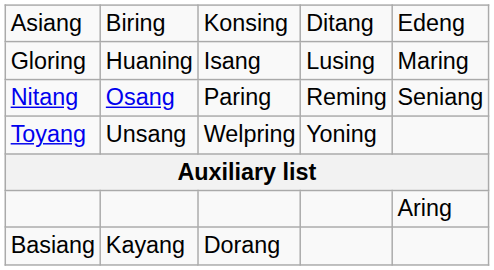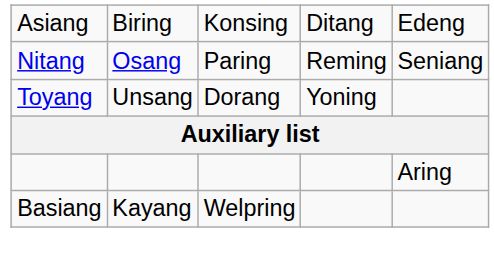- row: (48, 60)
(250, 134) Welpring -> (242, 97) Dorang
(242, 245) Dorang -> (250, 208) Welpring
